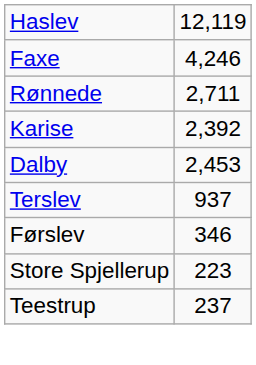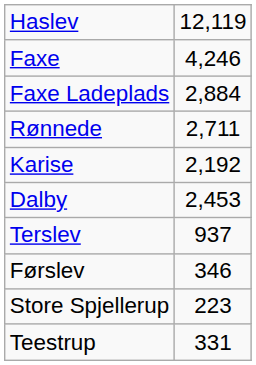+ row: (90, 93)
(213, 128) 2,392 -> (213, 164) 2,192
(213, 306) 237 -> (213, 341) 331
